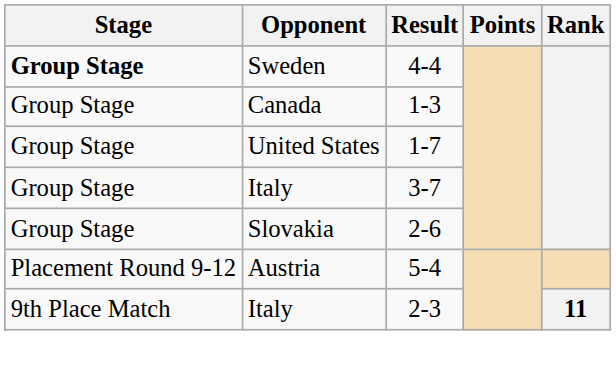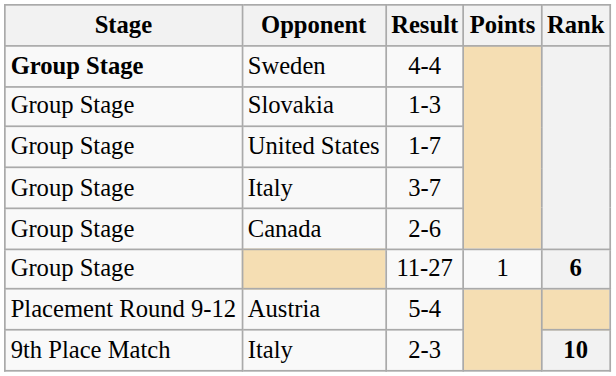(285, 106) Canada -> (291, 106) Slovakia
(291, 228) Slovakia -> (285, 228) Canada
+ row: (425, 268)
(576, 309) 11 -> (576, 350) 10
